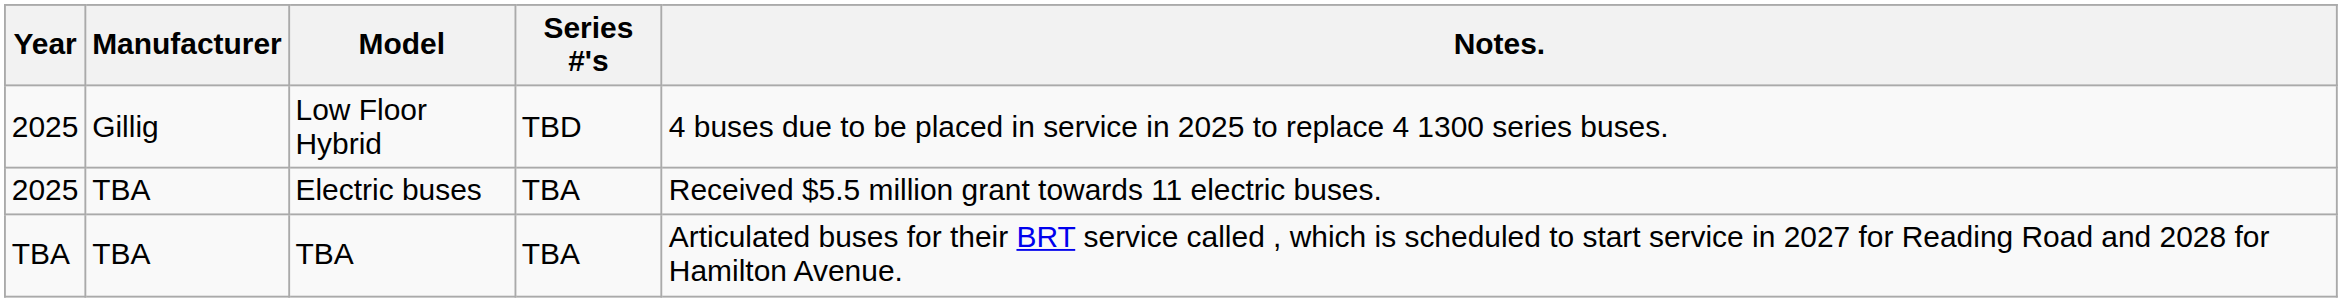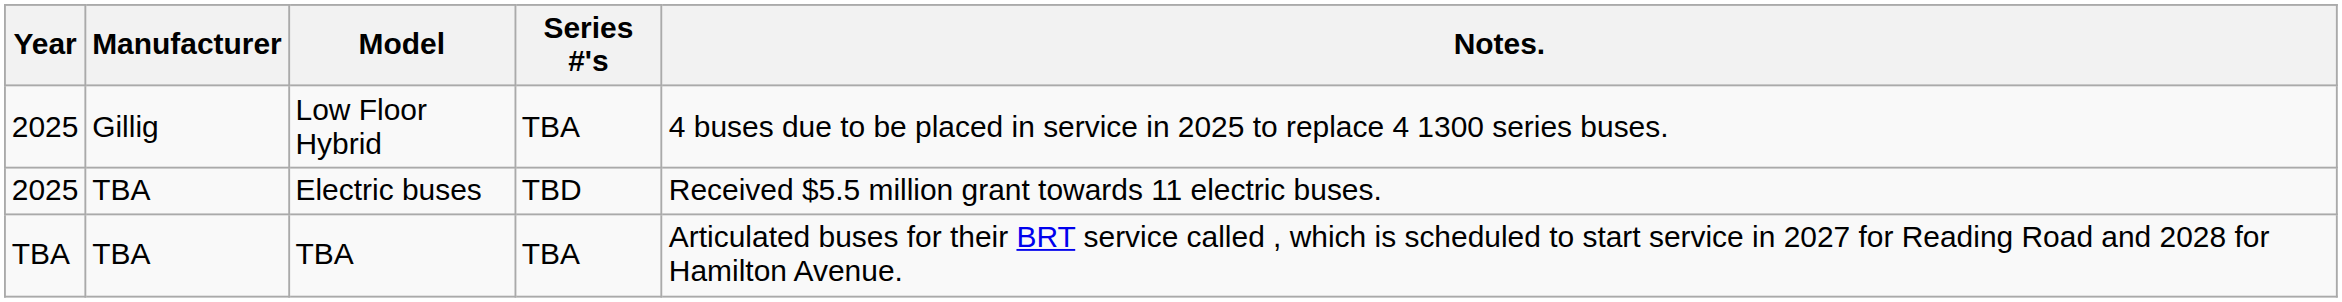(552, 126) TBD -> (551, 126) TBA
(551, 190) TBA -> (552, 190) TBD
